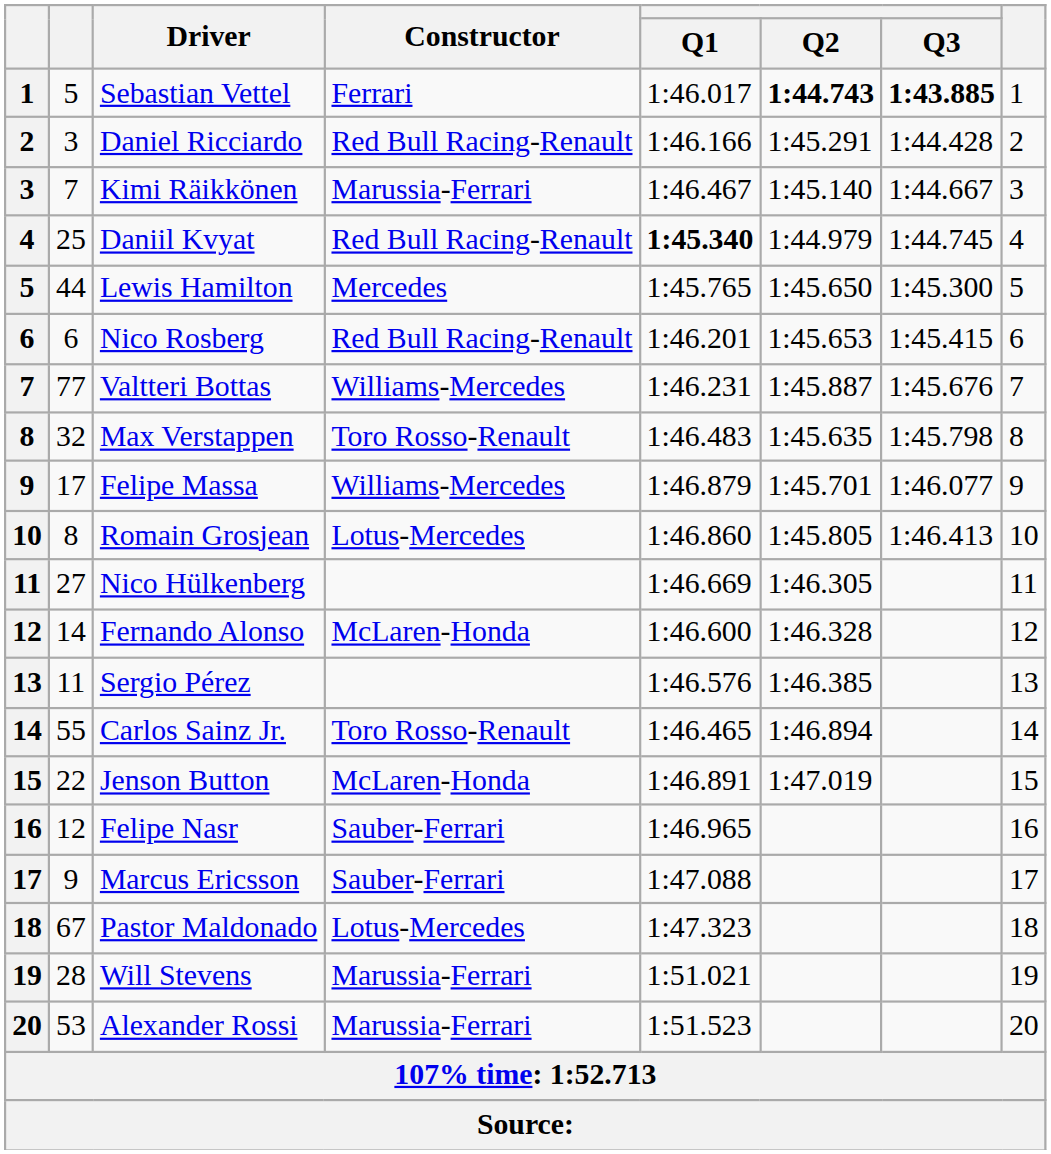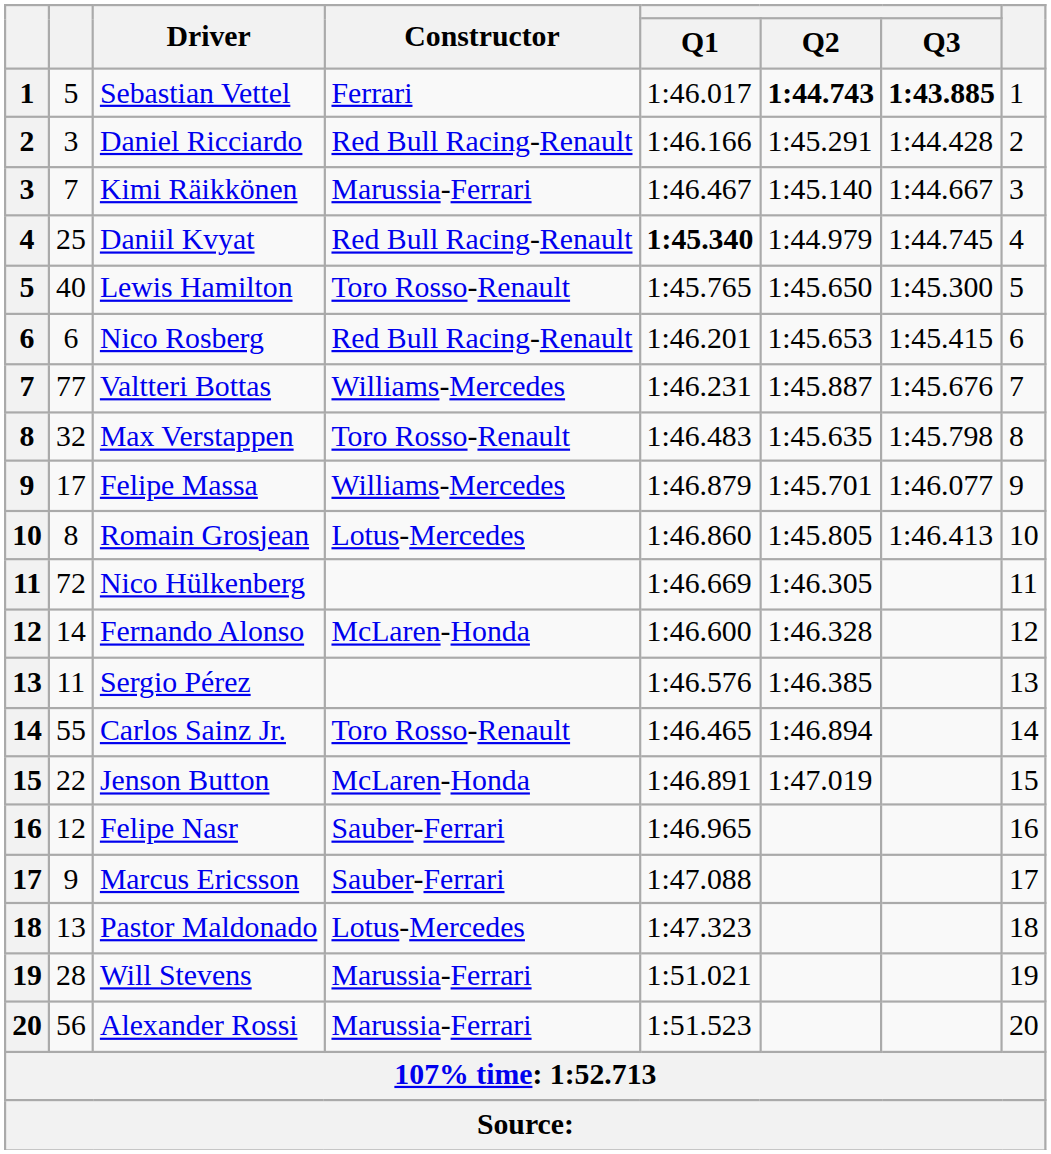(71, 288) 44 -> (71, 288) 40
(389, 288) Mercedes -> (451, 288) Toro Rosso-Renault
(71, 583) 27 -> (71, 583) 72
(71, 927) 67 -> (71, 927) 13
(71, 1025) 53 -> (71, 1025) 56
